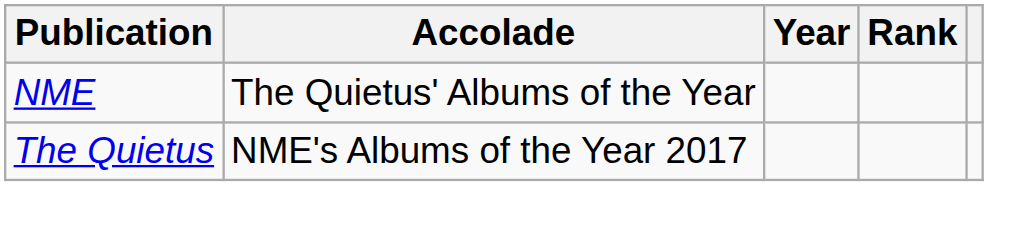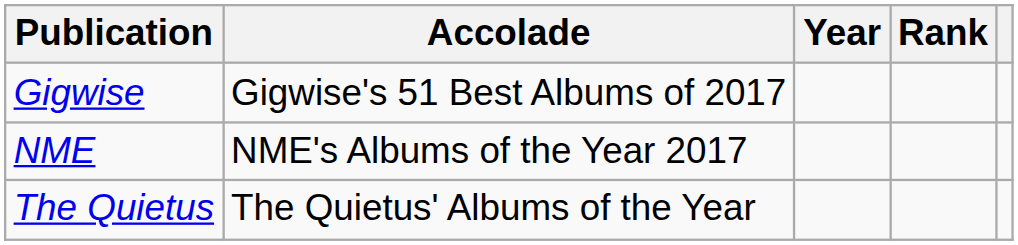+ row: (79, 92)
(493, 92) The Quietus' Albums of the Year -> (489, 150) NME's Albums of the Year 2017
(489, 150) NME's Albums of the Year 2017 -> (493, 208) The Quietus' Albums of the Year
